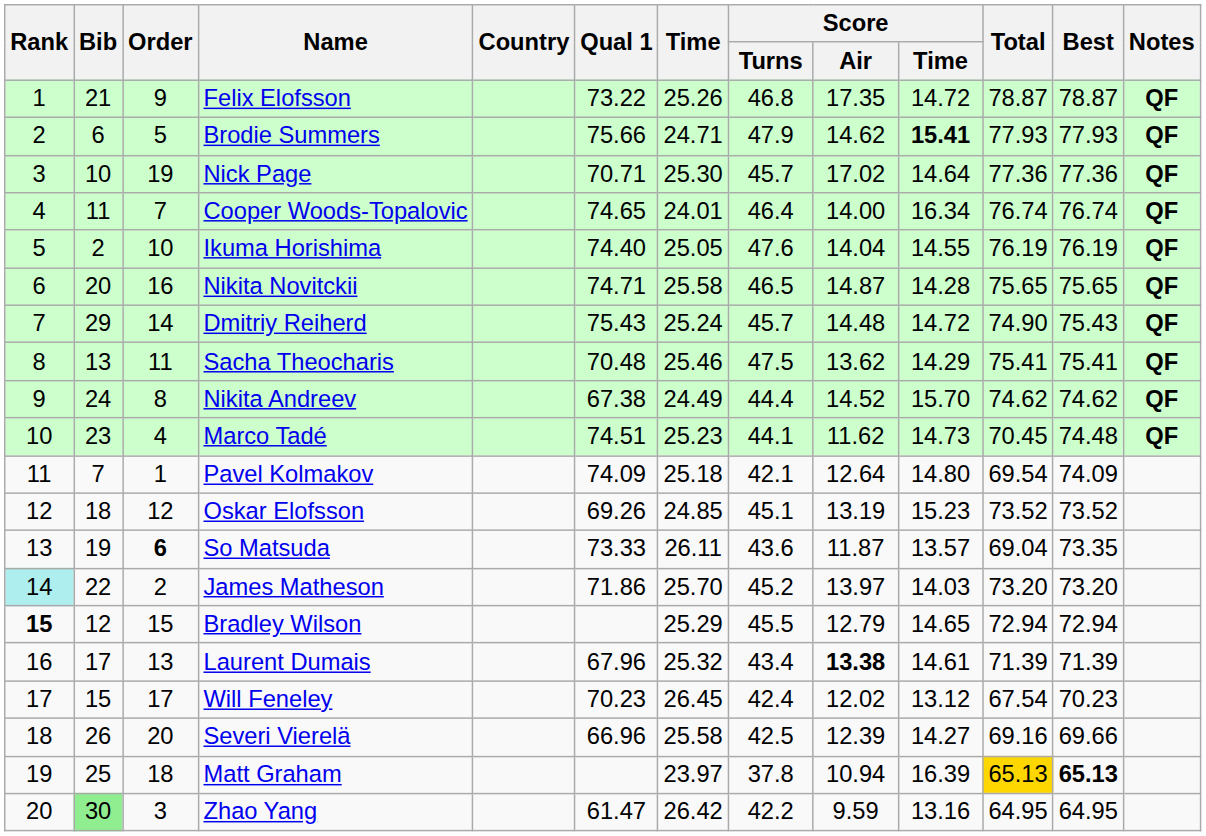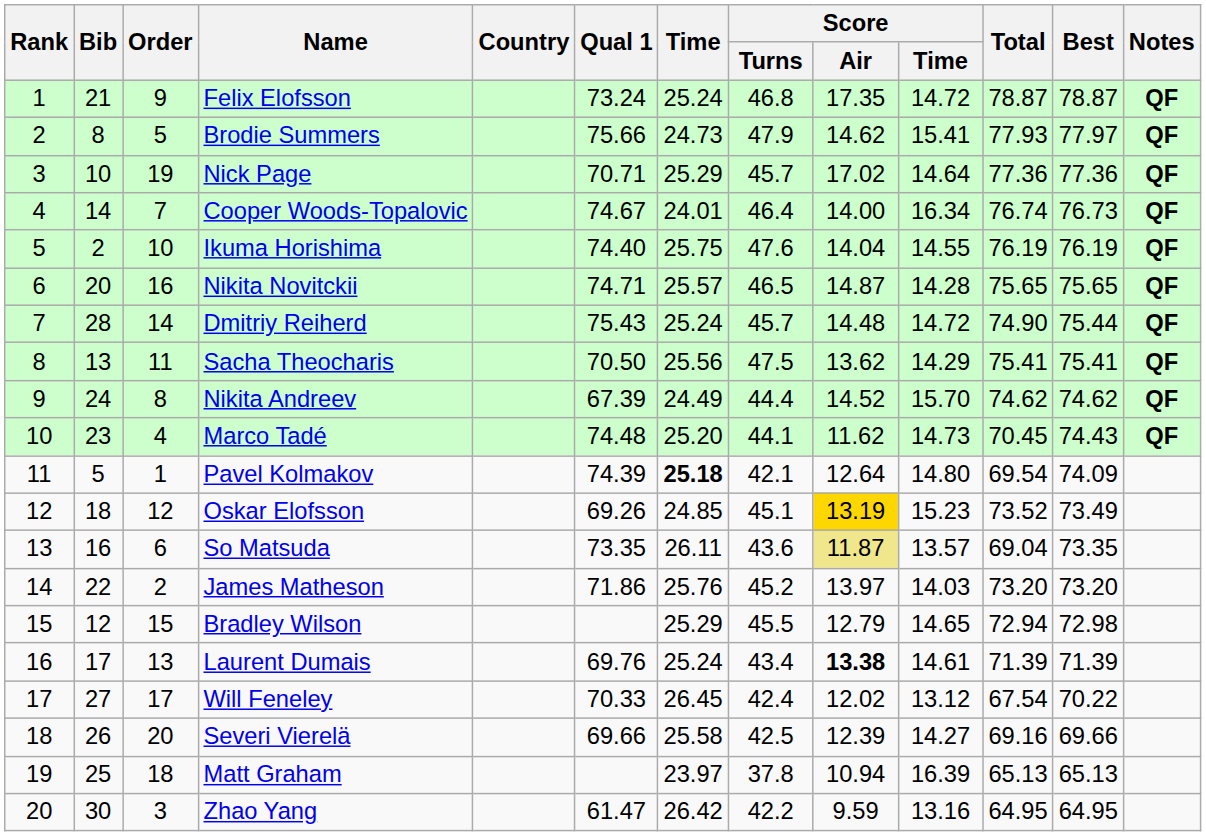(616, 98) 73.22 -> (616, 98) 73.24
(693, 98) 25.26 -> (693, 98) 25.24
(98, 135) 6 -> (98, 135) 8
(693, 135) 24.71 -> (693, 135) 24.73
(941, 135) bold -> (941, 135) normal
(1088, 135) 77.93 -> (1088, 135) 77.97
(693, 173) 25.30 -> (693, 173) 25.29
(98, 211) 11 -> (98, 211) 14
(616, 211) 74.65 -> (616, 211) 74.67
(1088, 211) 76.74 -> (1088, 211) 76.73
(693, 248) 25.05 -> (693, 248) 25.75
(693, 286) 25.58 -> (693, 286) 25.57
(98, 323) 29 -> (98, 323) 28
(1088, 323) 75.43 -> (1088, 323) 75.44
(616, 361) 70.48 -> (616, 361) 70.50
(693, 361) 25.46 -> (693, 361) 25.56
(616, 398) 67.38 -> (616, 398) 67.39
(616, 436) 74.51 -> (616, 436) 74.48
(693, 436) 25.23 -> (693, 436) 25.20
(1088, 436) 74.48 -> (1088, 436) 74.43
(98, 473) 7 -> (98, 473) 5
(616, 473) 74.09 -> (616, 473) 74.39
(693, 473) normal -> (693, 473) bold
(856, 511) no background -> (856, 511) gold background
(1088, 511) 73.52 -> (1088, 511) 73.49
(98, 549) 19 -> (98, 549) 16
(160, 549) bold -> (160, 549) normal
(616, 549) 73.33 -> (616, 549) 73.35
(856, 549) no background -> (856, 549) khaki background
(39, 586) paleturquoise background -> (39, 586) no background
(693, 586) 25.70 -> (693, 586) 25.76
(39, 624) bold -> (39, 624) normal
(1088, 624) 72.94 -> (1088, 624) 72.98
(616, 661) 67.96 -> (616, 661) 69.76
(693, 661) 25.32 -> (693, 661) 25.24
(98, 699) 15 -> (98, 699) 27
(616, 699) 70.23 -> (616, 699) 70.33
(1088, 699) 70.23 -> (1088, 699) 70.22
(616, 736) 66.96 -> (616, 736) 69.66
(1018, 774) gold background -> (1018, 774) no background
(1088, 774) bold -> (1088, 774) normal
(98, 811) lightgreen background -> (98, 811) no background
